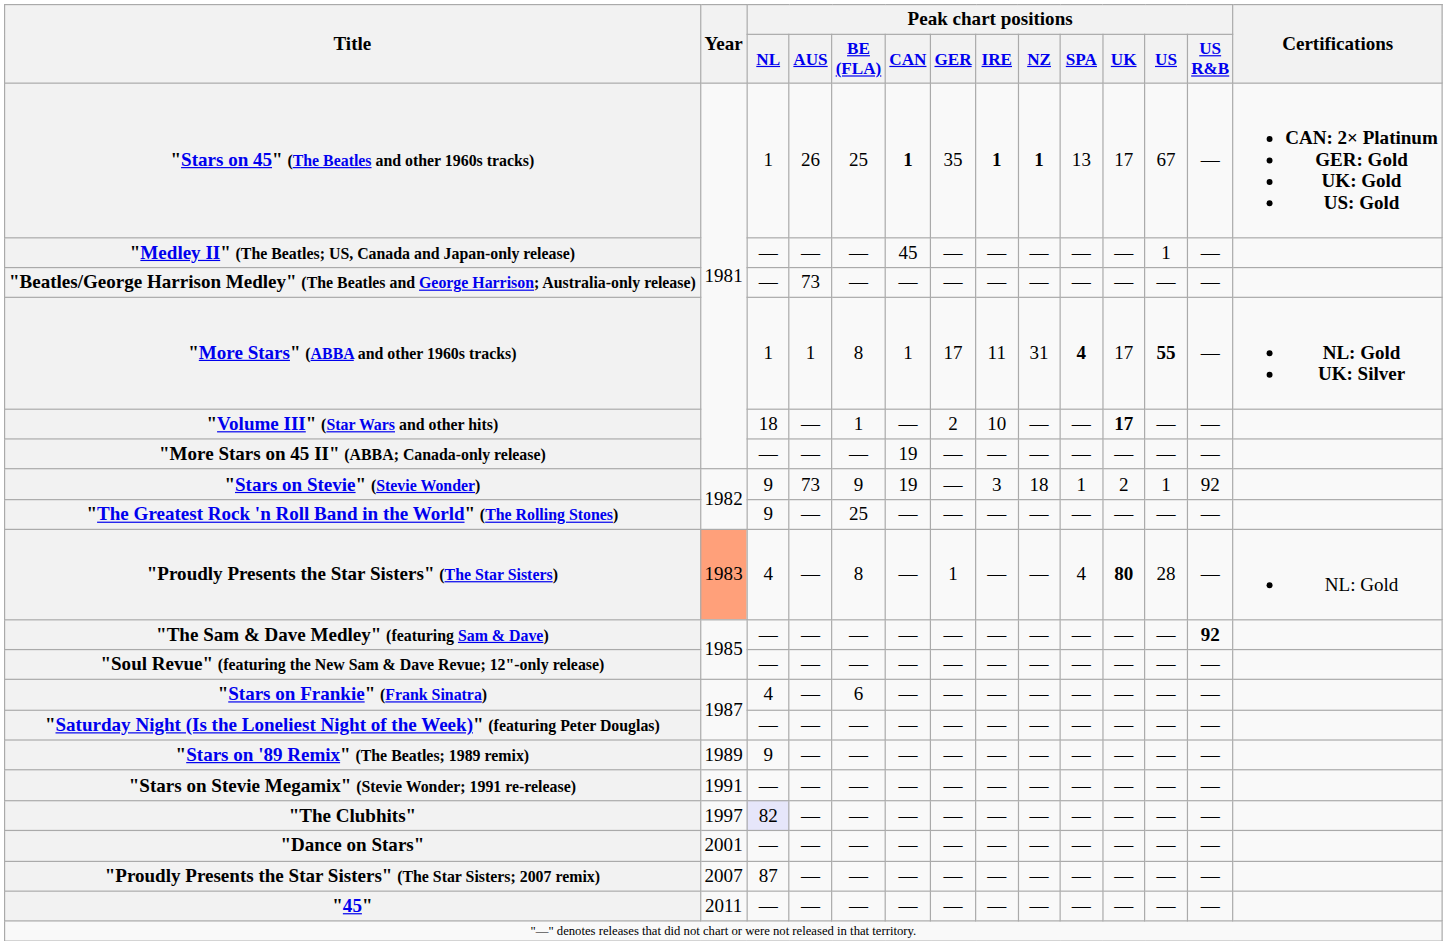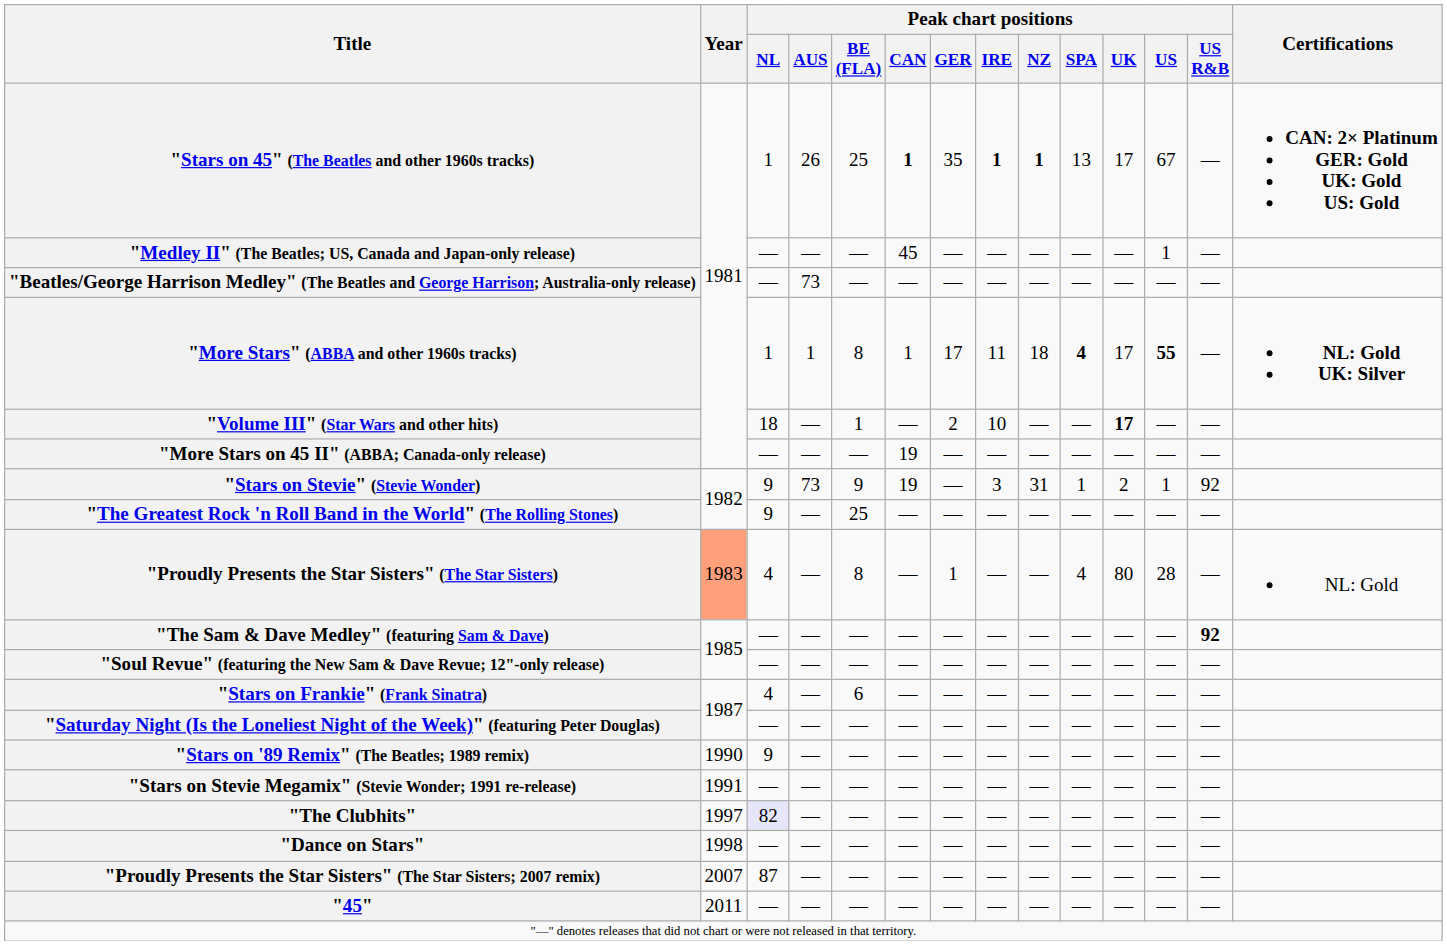(1039, 353) 31 -> (1039, 353) 18
(1039, 484) 18 -> (1039, 484) 31
(1124, 574) bold -> (1124, 574) normal
(724, 755) 1989 -> (724, 755) 1990
(724, 845) 2001 -> (724, 845) 1998
